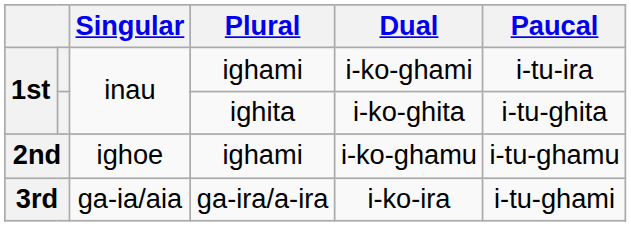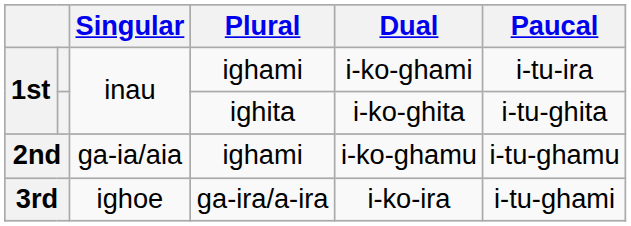(130, 155) ighoe -> (130, 155) ga-ia/aia
(130, 198) ga-ia/aia -> (130, 198) ighoe
